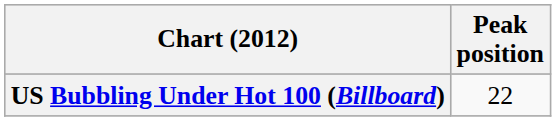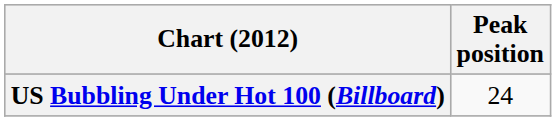(500, 94) 22 -> (500, 94) 24
